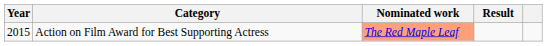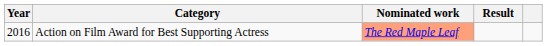(19, 31) 2015 -> (19, 31) 2016
